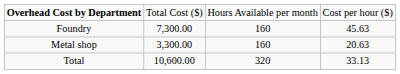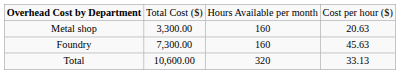rows swapped: (74, 28) <-> (74, 45)
